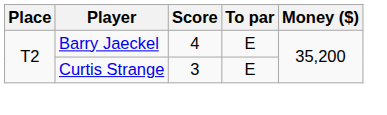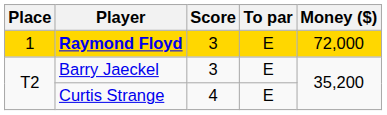+ row: (121, 43)
(195, 43) 4 -> (213, 69) 3
(195, 69) 3 -> (213, 95) 4
